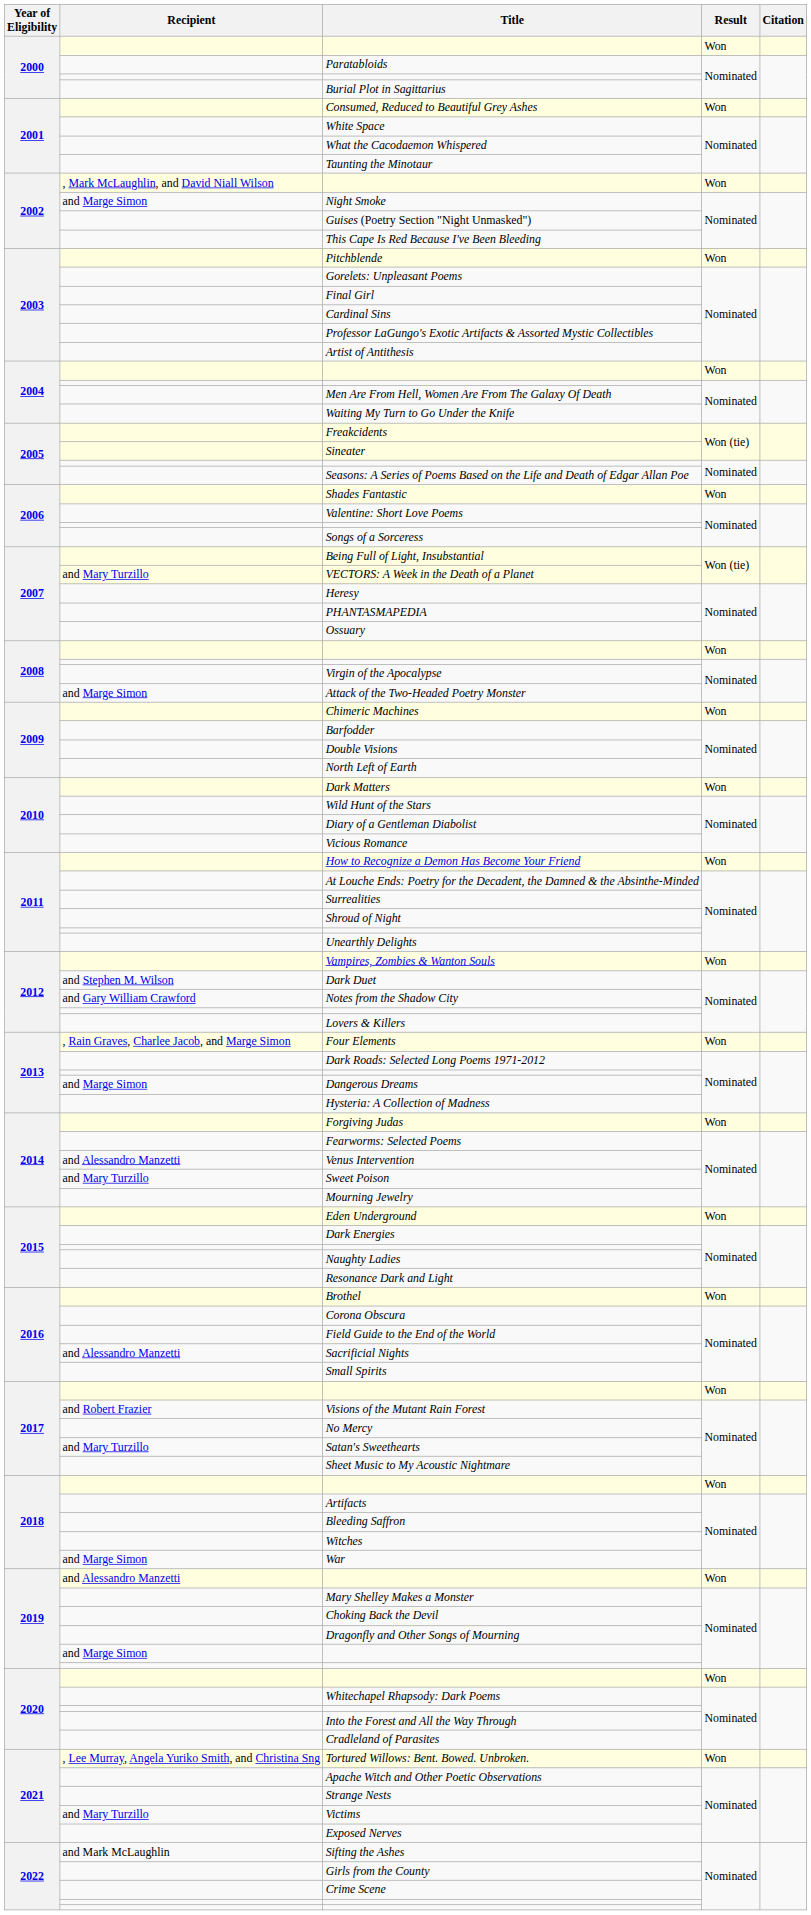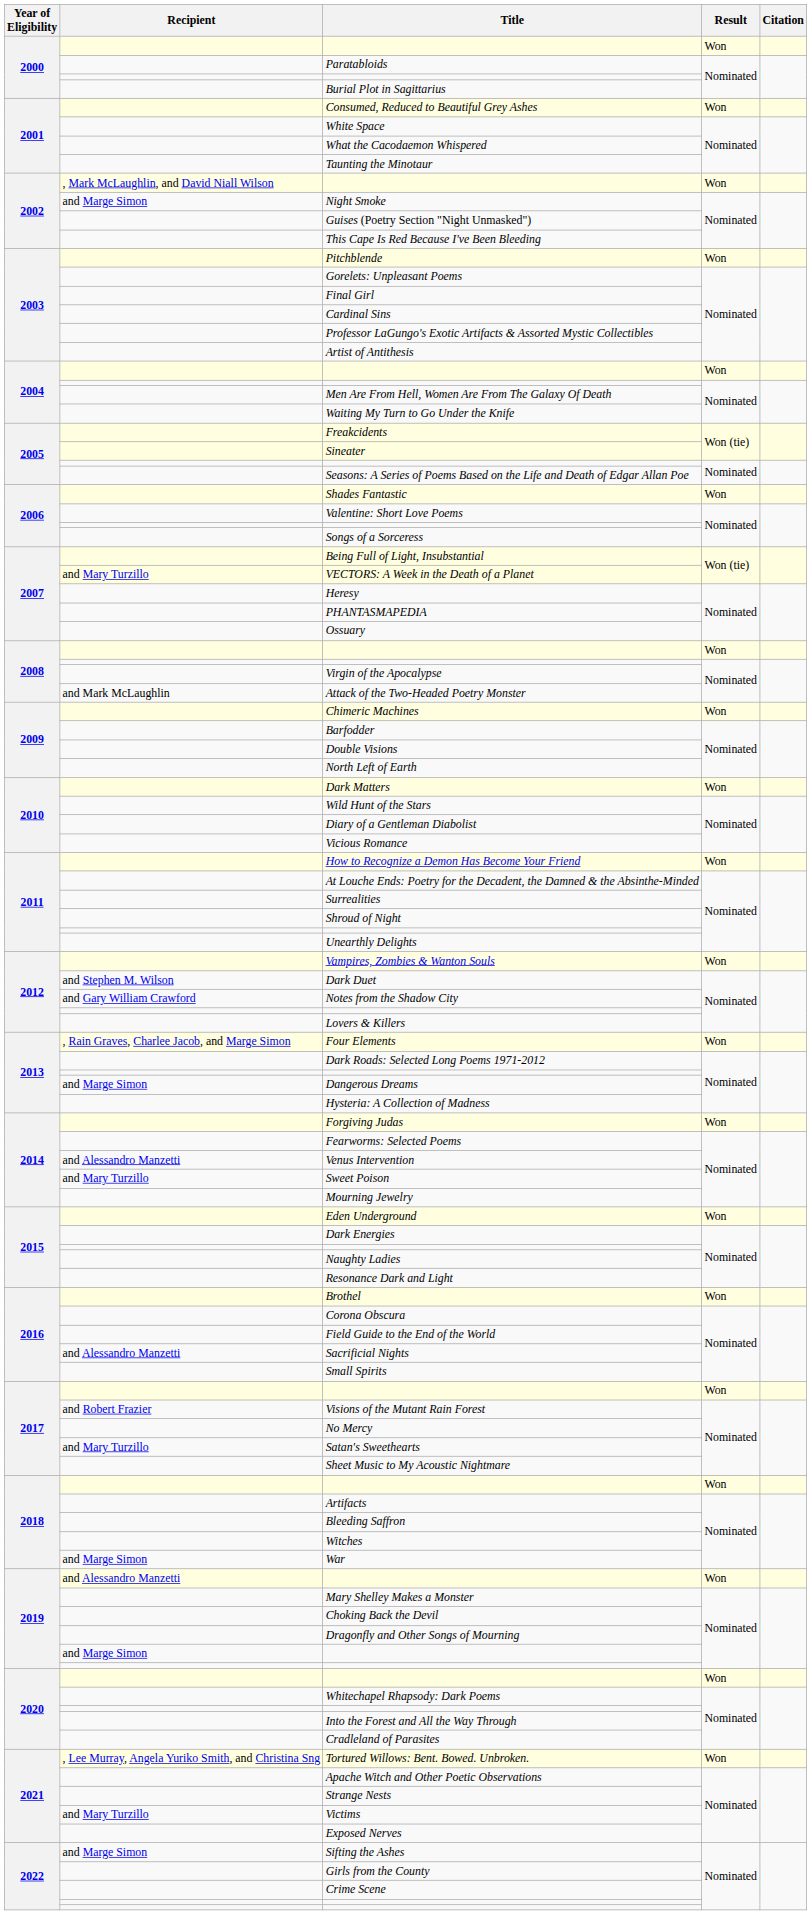(105, 692) and Marge Simon -> (116, 692) and Mark McLaughlin
(116, 1852) and Mark McLaughlin -> (105, 1852) and Marge Simon
